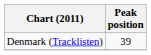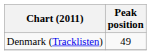(126, 41) 39 -> (126, 41) 49
